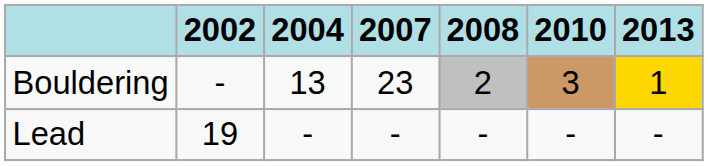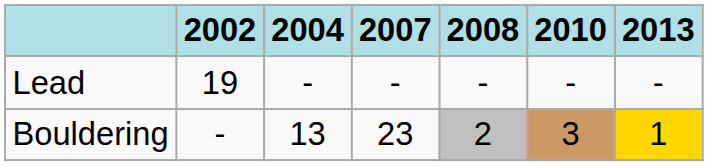rows swapped: (49, 133) <-> (91, 82)
